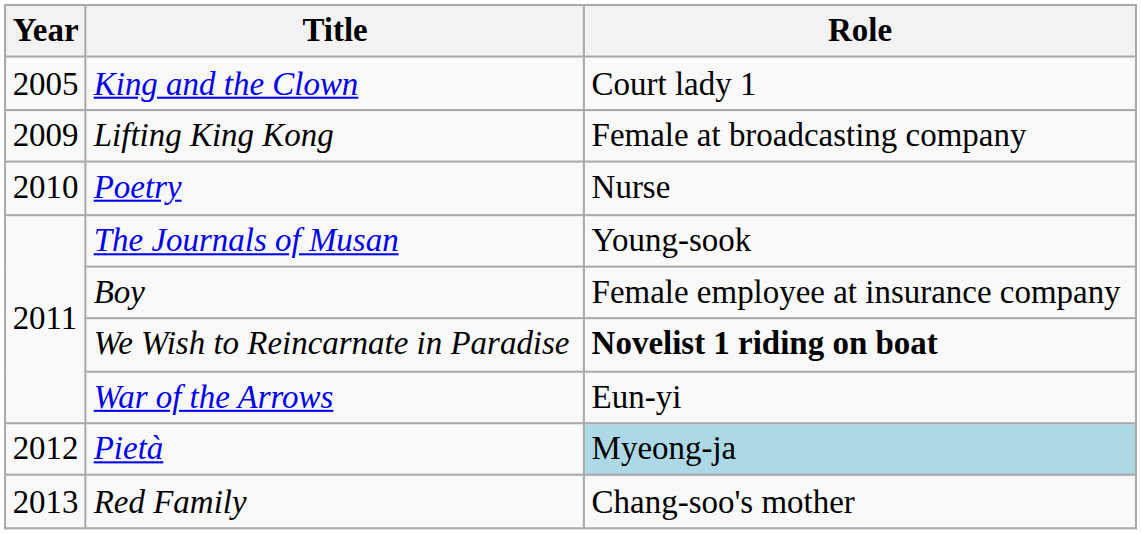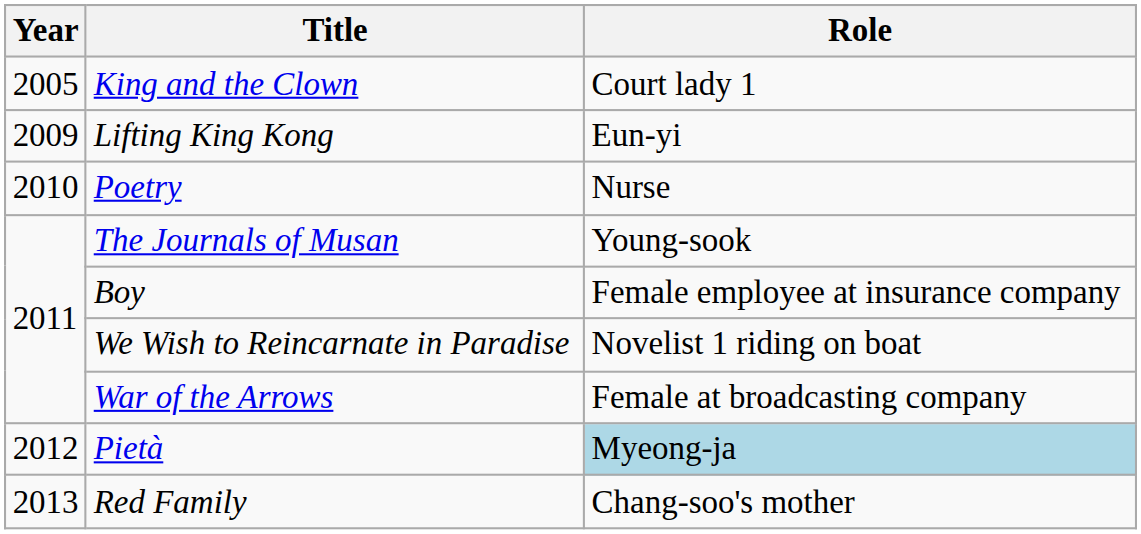(809, 135) Female at broadcasting company -> (636, 135) Eun-yi
(765, 344) bold -> (756, 344) normal
(636, 396) Eun-yi -> (809, 396) Female at broadcasting company
